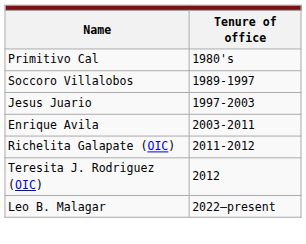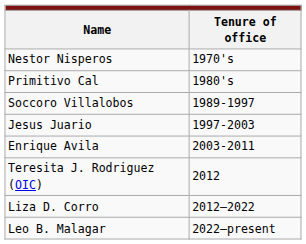+ row: (60, 59)
- row: (92, 147)
+ row: (53, 206)
